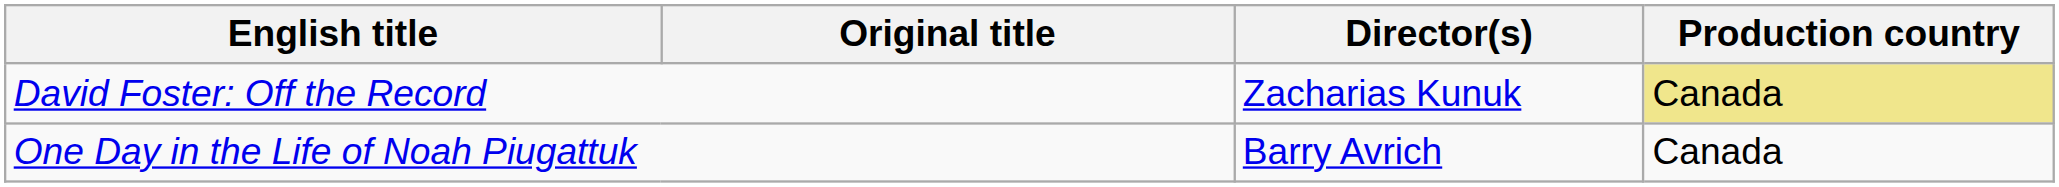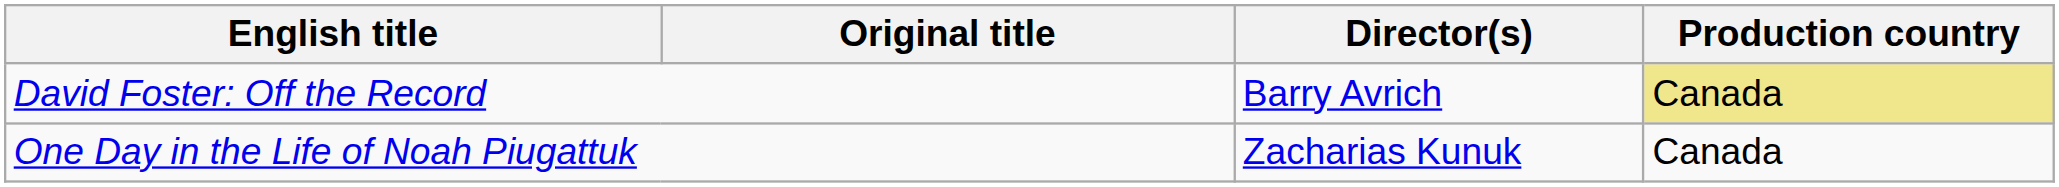(1382, 92) Zacharias Kunuk -> (1343, 92) Barry Avrich
(1343, 151) Barry Avrich -> (1382, 151) Zacharias Kunuk
